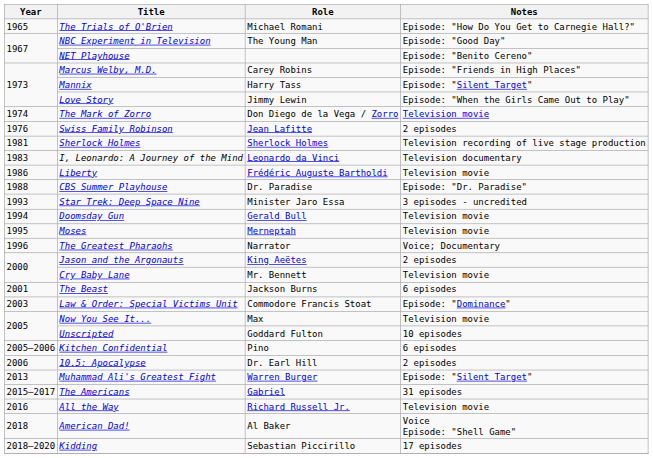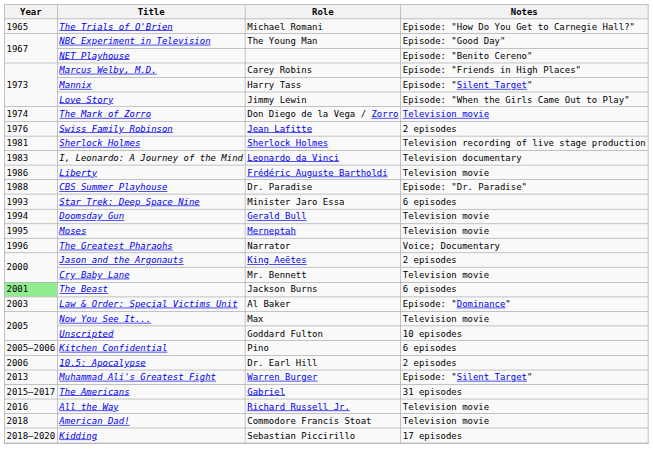(465, 202) 3 episodes - uncredited -> (430, 202) 6 episodes
(17, 289) no background -> (17, 289) lightgreen background
(309, 304) Commodore Francis Stoat -> (269, 304) Al Baker
(269, 426) Al Baker -> (309, 421) Commodore Francis Stoat
(459, 426) Voice Episode: "Shell Game" -> (446, 421) Television movie
